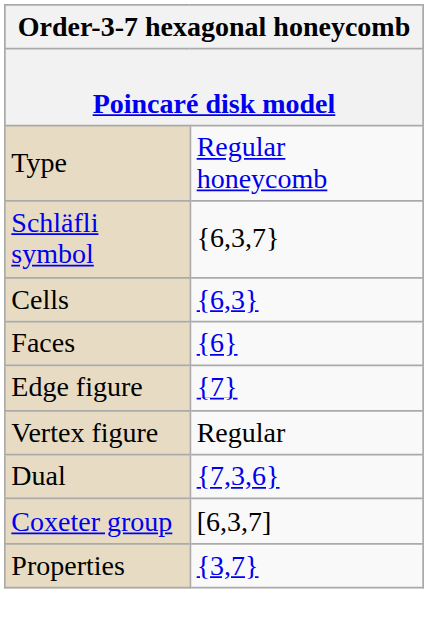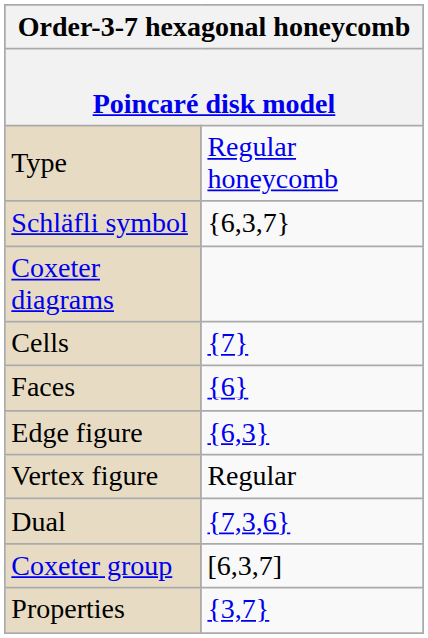+ row: (63, 283)
(228, 298) {6,3} -> (228, 343) {7}
(217, 387) {7} -> (238, 432) {6,3}
